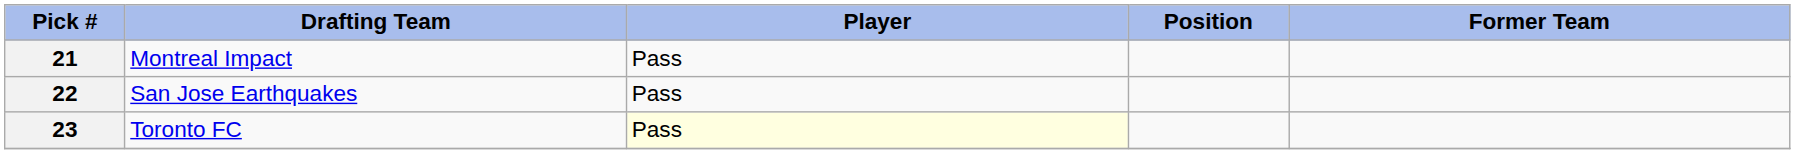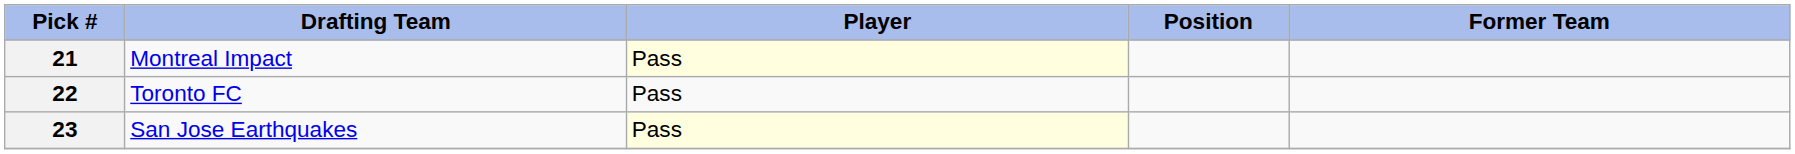(657, 58) no background -> (657, 58) lightyellow background
(244, 93) San Jose Earthquakes -> (186, 93) Toronto FC
(186, 129) Toronto FC -> (244, 129) San Jose Earthquakes
